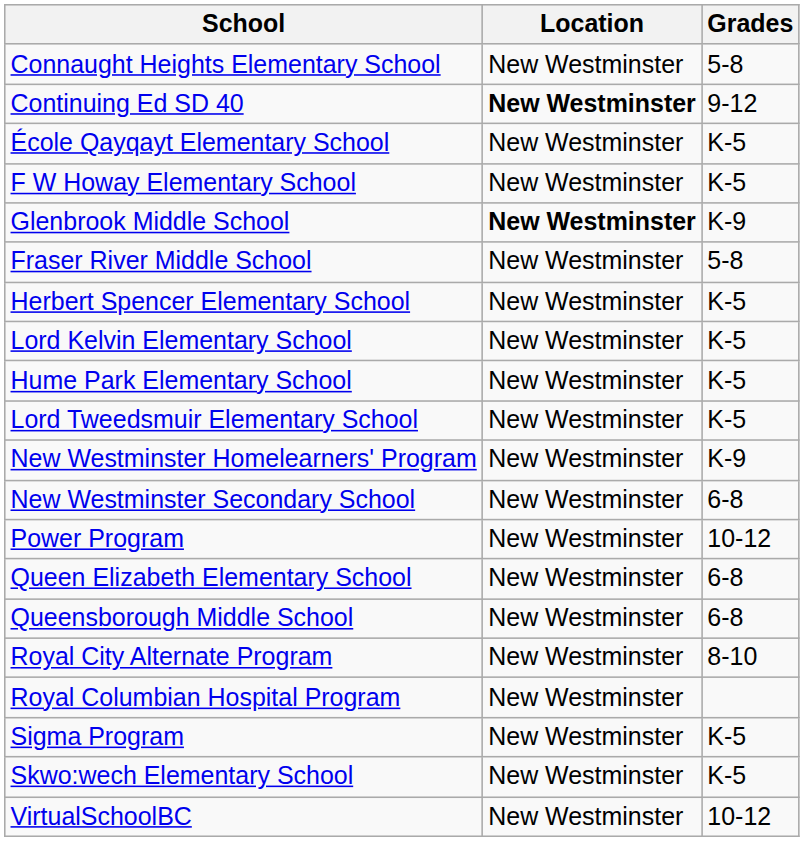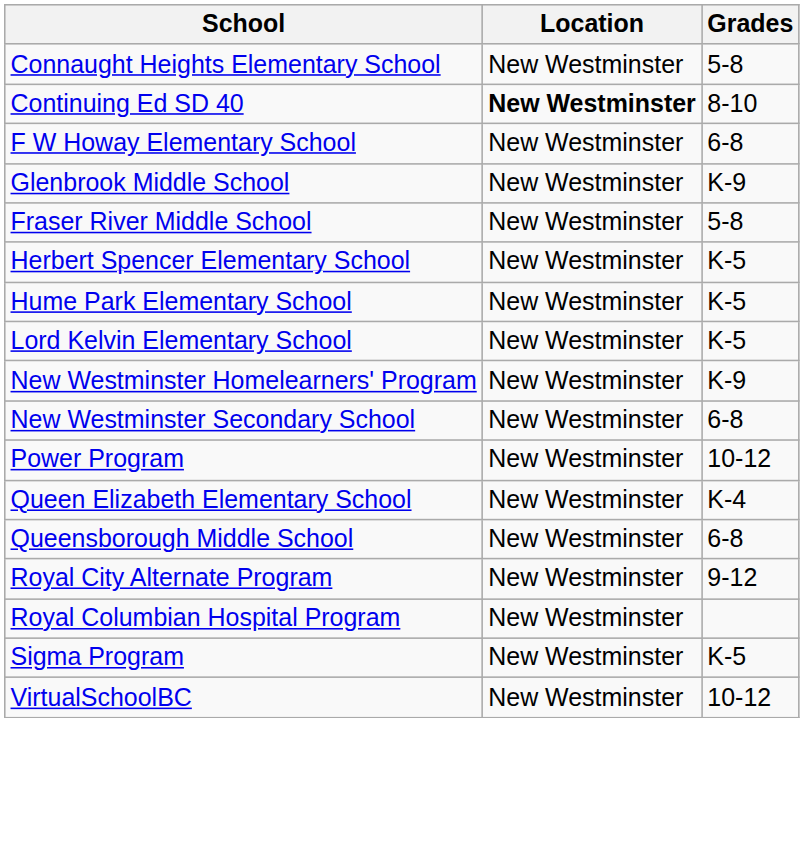(732, 103) 9-12 -> (732, 103) 8-10
- row: (200, 143)
(727, 182) K-5 -> (725, 143) 6-8
(592, 222) bold -> (586, 182) normal
rows swapped: (181, 380) <-> (181, 340)
- row: (214, 420)
(725, 578) 6-8 -> (727, 499) K-4
(732, 657) 8-10 -> (732, 578) 9-12
- row: (182, 776)
